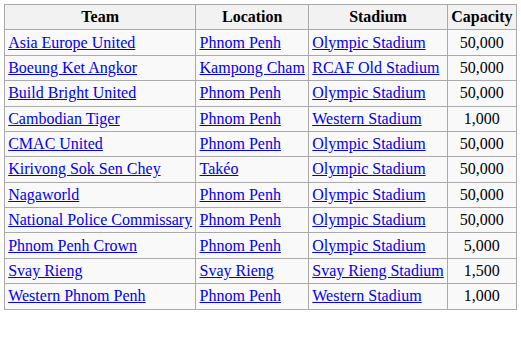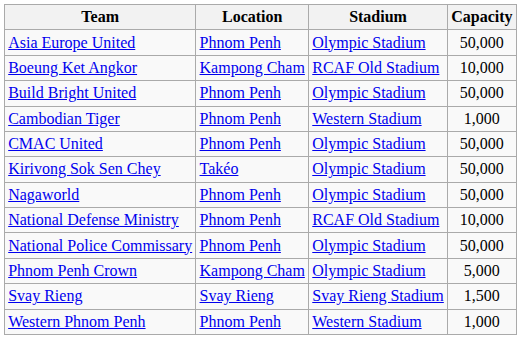(482, 67) 50,000 -> (482, 67) 10,000
+ row: (94, 220)
(240, 245) Phnom Penh -> (252, 270) Kampong Cham
